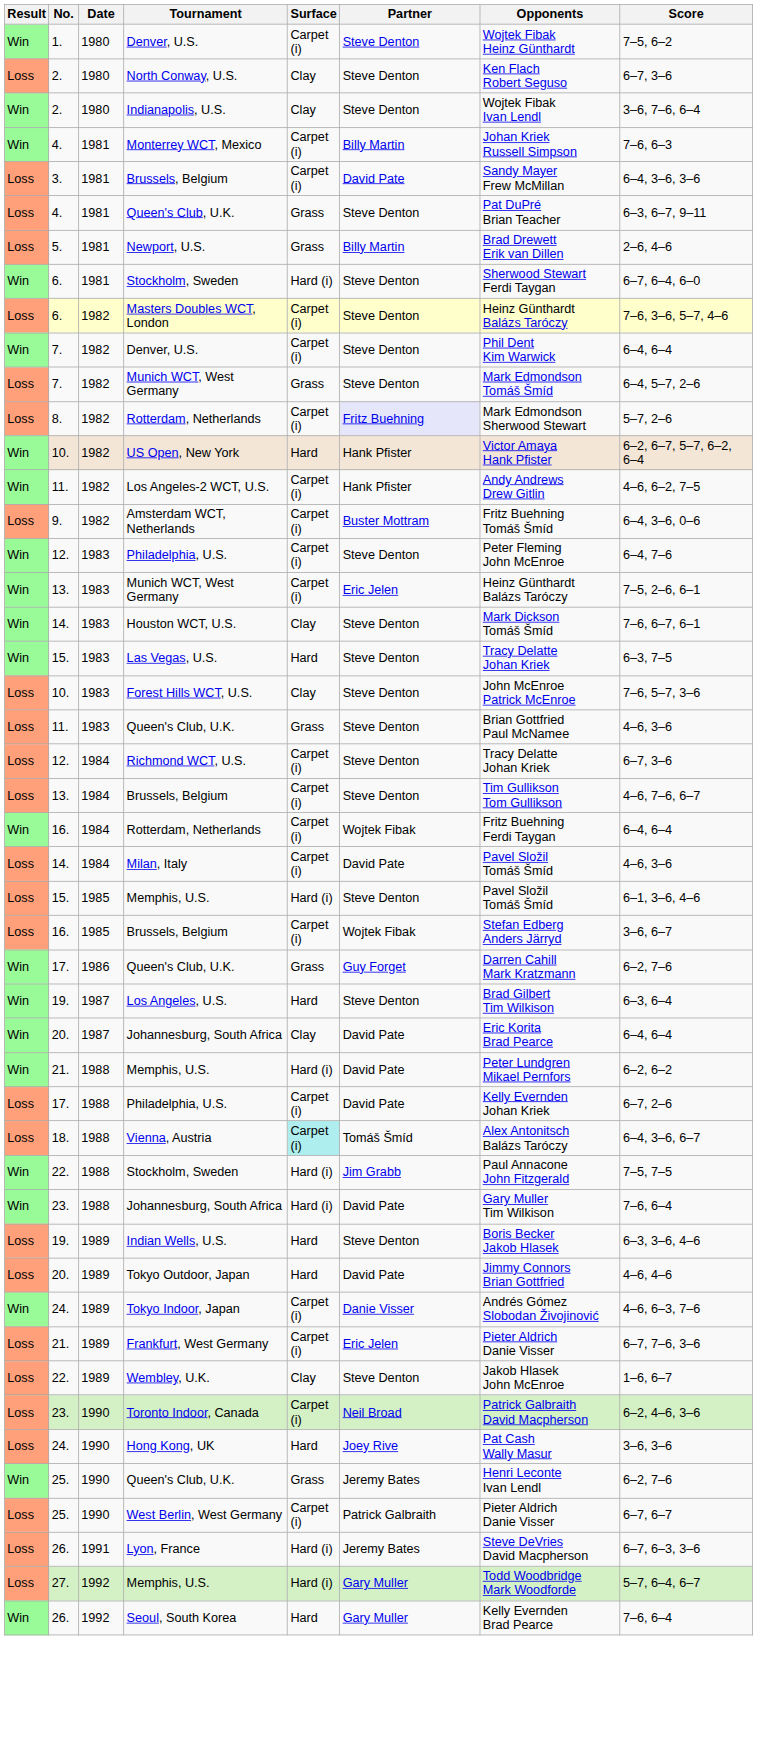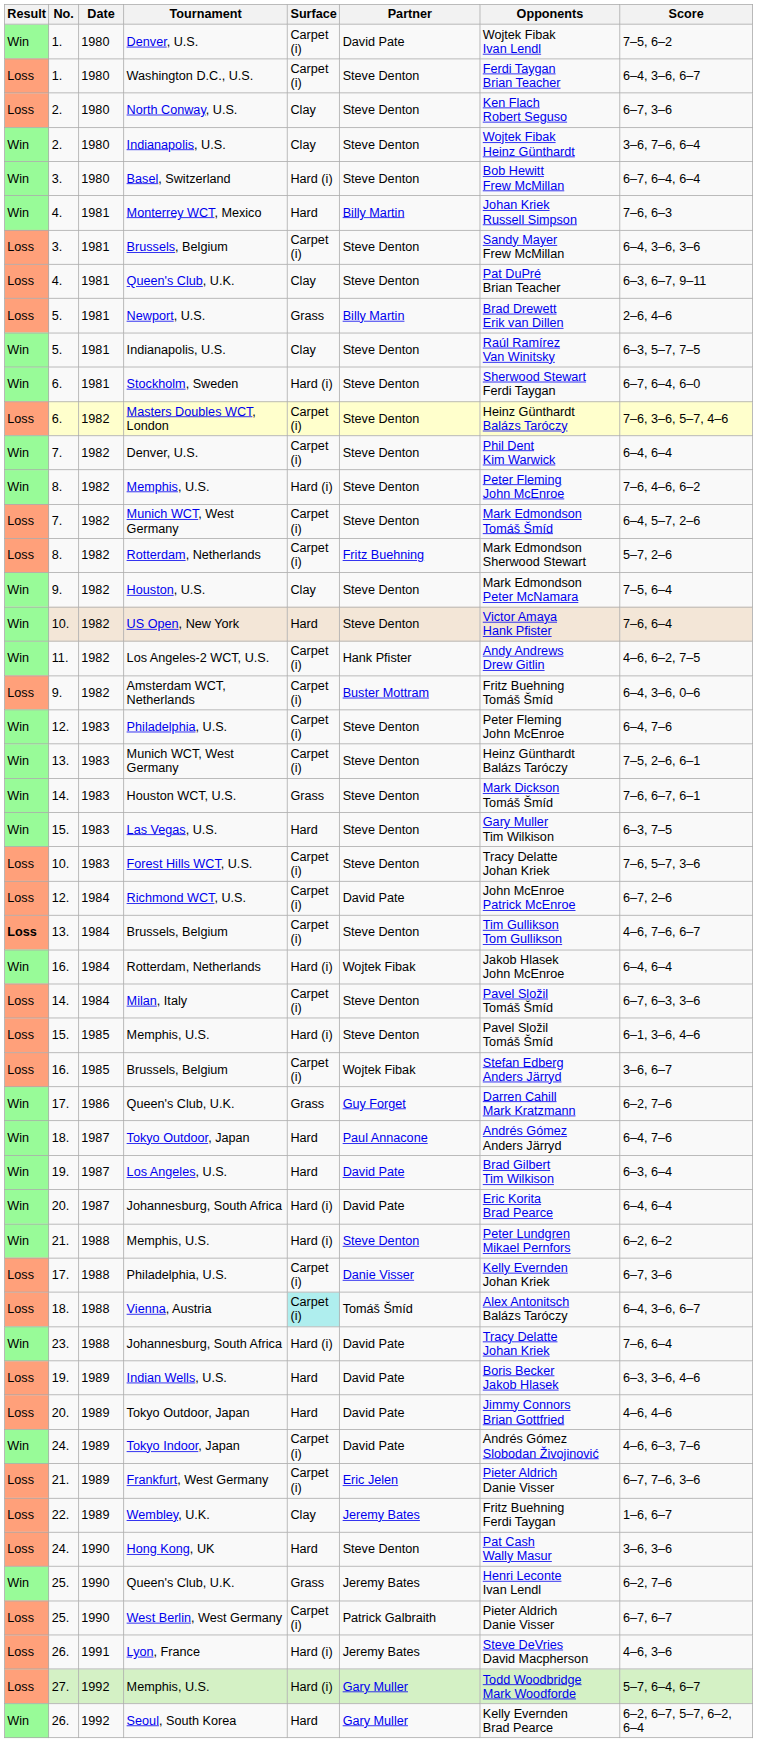(381, 41) Steve Denton -> (374, 41) David Pate
(529, 41) Wojtek Fibak Heinz Günthardt -> (519, 41) Wojtek Fibak Ivan Lendl
+ row: (57, 75)
(519, 110) Wojtek Fibak Ivan Lendl -> (529, 144) Wojtek Fibak Heinz Günthardt
+ row: (57, 178)
(309, 144) Carpet (i) -> (304, 213) Hard
(374, 178) David Pate -> (381, 247) Steve Denton
(307, 213) Grass -> (303, 281) Clay
+ row: (57, 350)
+ row: (57, 487)
(307, 384) Grass -> (309, 521) Carpet (i)
(383, 418) lavender background -> (383, 555) no background
+ row: (57, 589)
(377, 452) Hank Pfister -> (381, 624) Steve Denton
(677, 452) 6–2, 6–7, 5–7, 6–2, 6–4 -> (648, 624) 7–6, 6–4
(370, 589) Eric Jelen -> (381, 761) Steve Denton
(303, 624) Clay -> (307, 795) Grass
(520, 658) Tracy Delatte Johan Kriek -> (518, 829) Gary Muller Tim Wilkison
(303, 692) Clay -> (309, 864) Carpet (i)
(529, 692) John McEnroe Patrick McEnroe -> (520, 864) Tracy Delatte Johan Kriek
- row: (60, 727)
(381, 761) Steve Denton -> (374, 898) David Pate
(520, 761) Tracy Delatte Johan Kriek -> (529, 898) John McEnroe Patrick McEnroe
(648, 761) 6–7, 3–6 -> (648, 898) 6–7, 2–6
(21, 795) normal -> (22, 932) bold
(309, 829) Carpet (i) -> (312, 966) Hard (i)
(524, 829) Fritz Buehning Ferdi Taygan -> (524, 966) Jakob Hlasek John McEnroe
(374, 864) David Pate -> (381, 1001) Steve Denton
(648, 864) 4–6, 3–6 -> (662, 1001) 6–7, 6–3, 3–6
+ row: (61, 1138)
(381, 1001) Steve Denton -> (374, 1172) David Pate
(303, 1035) Clay -> (312, 1206) Hard (i)
(374, 1069) David Pate -> (381, 1240) Steve Denton
(374, 1103) David Pate -> (378, 1275) Danie Visser
(648, 1103) 6–7, 2–6 -> (648, 1275) 6–7, 3–6
- row: (61, 1172)
(518, 1206) Gary Muller Tim Wilkison -> (520, 1343) Tracy Delatte Johan Kriek
(381, 1240) Steve Denton -> (374, 1378) David Pate
(378, 1309) Danie Visser -> (374, 1446) David Pate
(381, 1378) Steve Denton -> (381, 1515) Jeremy Bates
(524, 1378) Jakob Hlasek John McEnroe -> (524, 1515) Fritz Buehning Ferdi Taygan
- row: (61, 1412)
(370, 1446) Joey Rive -> (381, 1549) Steve Denton
(662, 1549) 6–7, 6–3, 3–6 -> (648, 1652) 4–6, 3–6
(648, 1617) 7–6, 6–4 -> (677, 1720) 6–2, 6–7, 5–7, 6–2, 6–4
